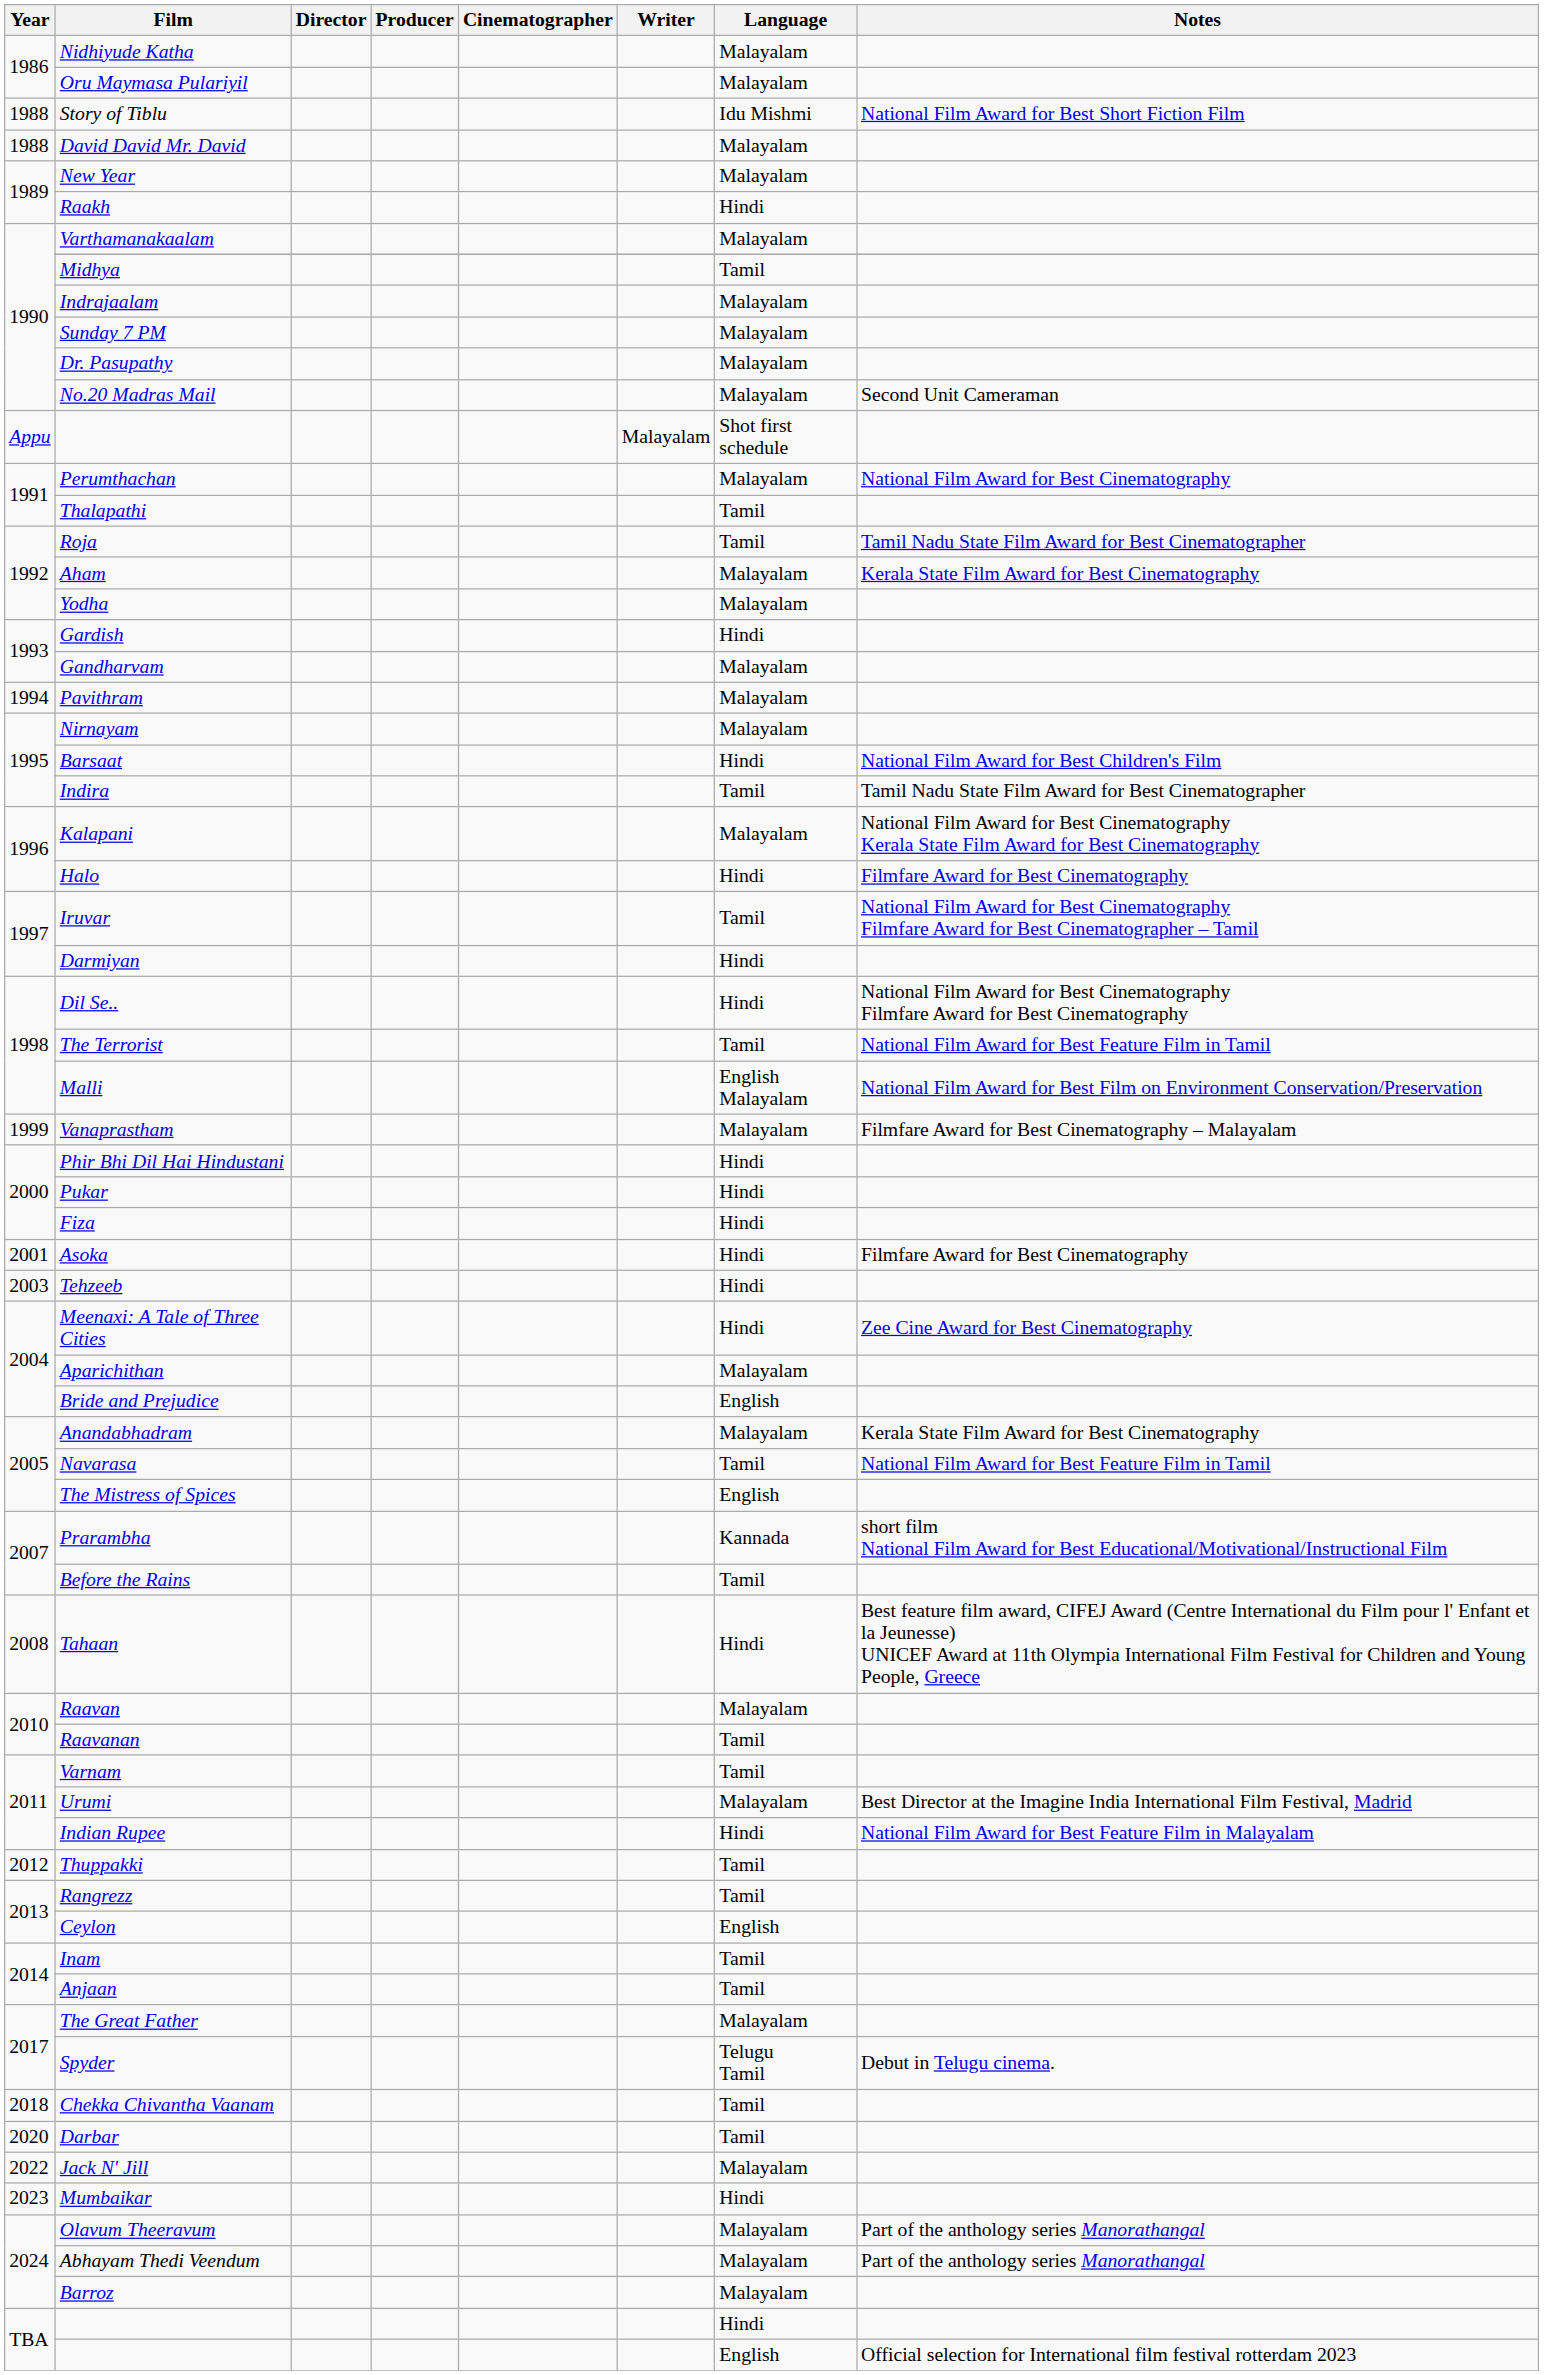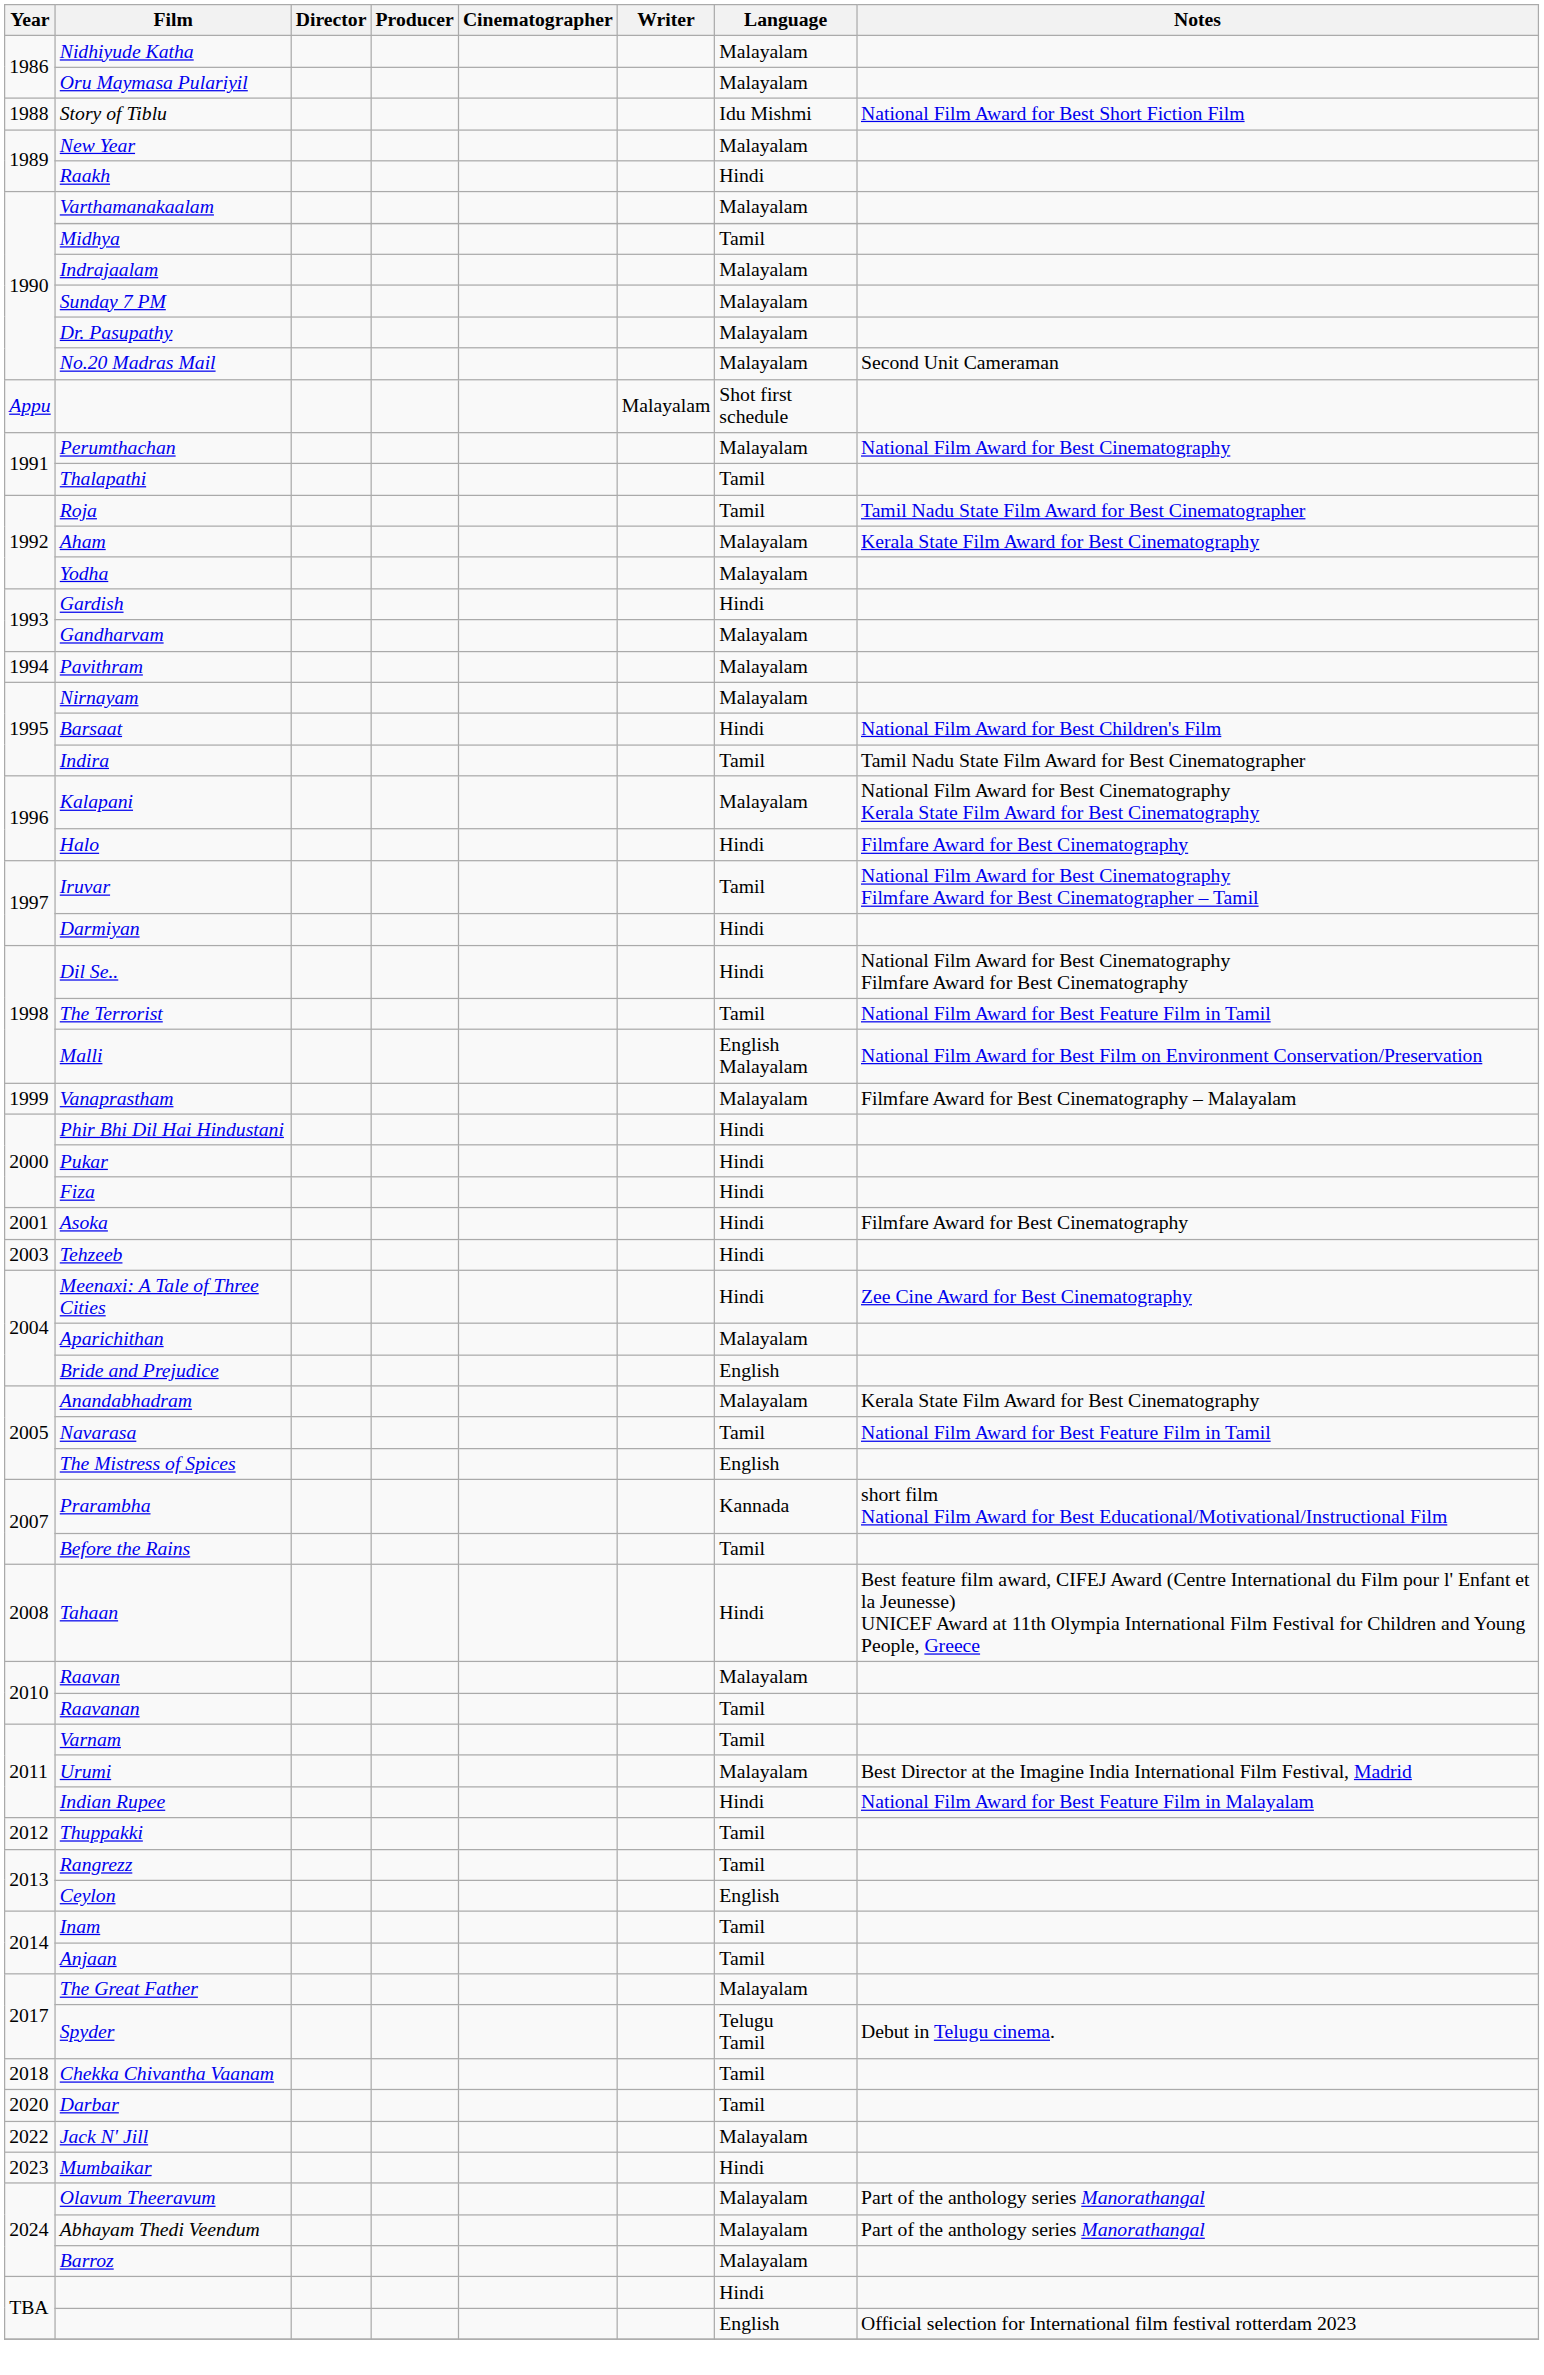- row: (29, 144)
